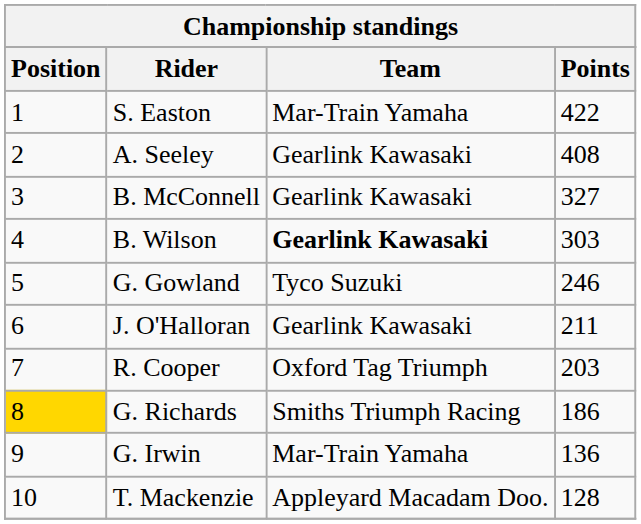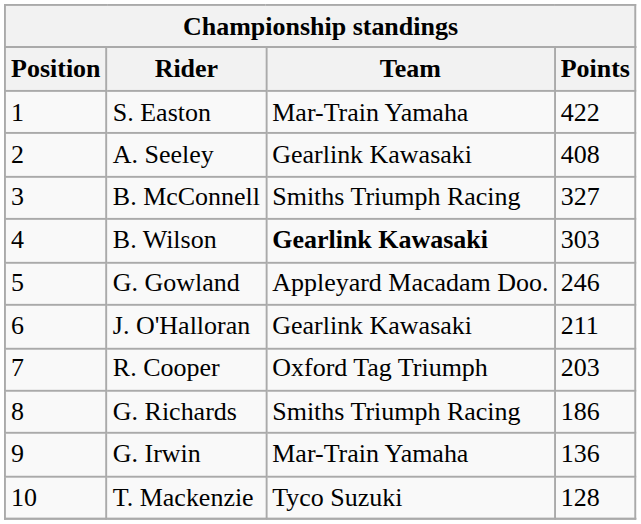(372, 196) Gearlink Kawasaki -> (396, 196) Smiths Triumph Racing
(337, 282) Tyco Suzuki -> (410, 282) Appleyard Macadam Doo.
(18, 411) gold background -> (18, 411) no background
(410, 496) Appleyard Macadam Doo. -> (337, 496) Tyco Suzuki
